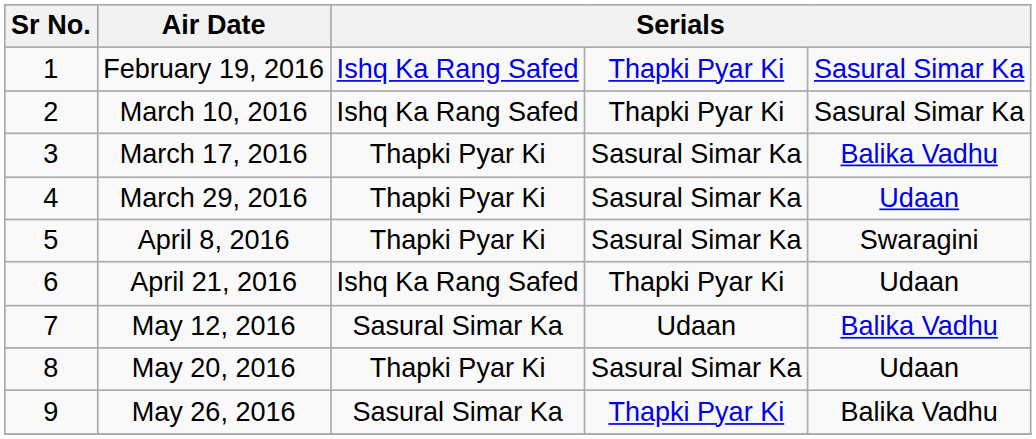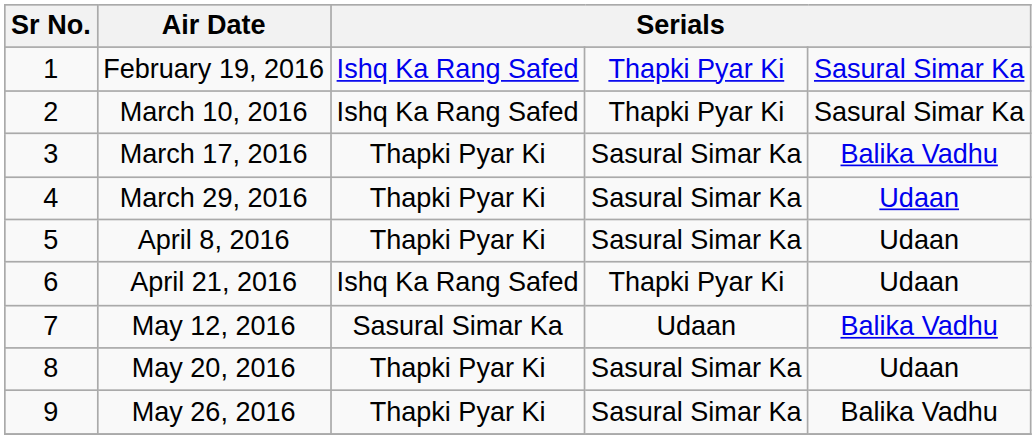(919, 240) Swaragini -> (919, 240) Udaan
(458, 411) Sasural Simar Ka -> (458, 411) Thapki Pyar Ki
(696, 411) Thapki Pyar Ki -> (696, 411) Sasural Simar Ka
